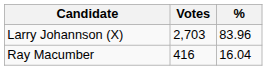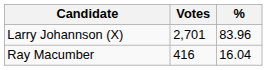(189, 34) 2,703 -> (189, 34) 2,701
